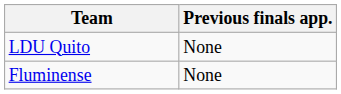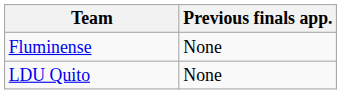rows swapped: (49, 46) <-> (50, 74)
